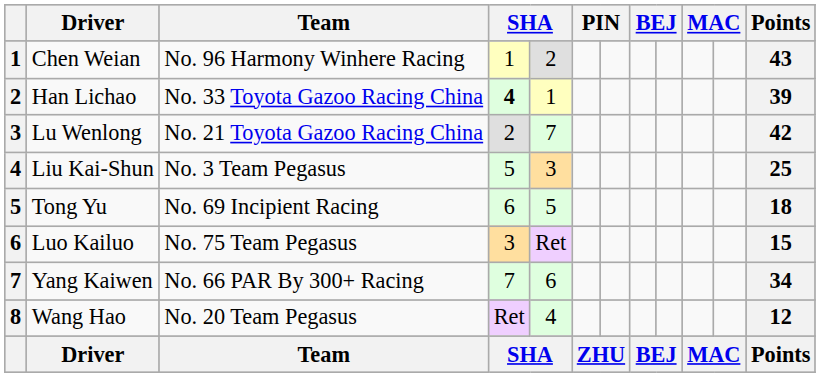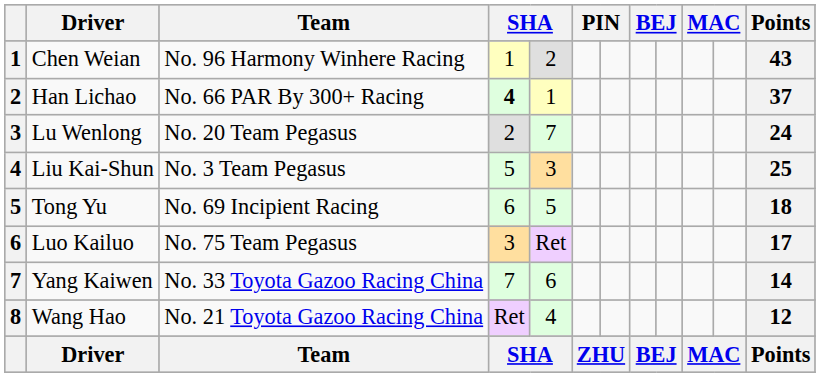(324, 96) No. 33 Toyota Gazoo Racing China -> (294, 96) No. 66 PAR By 300+ Racing
(781, 96) 39 -> (781, 96) 37
(324, 132) No. 21 Toyota Gazoo Racing China -> (261, 132) No. 20 Team Pegasus
(781, 132) 42 -> (781, 132) 24
(781, 243) 15 -> (781, 243) 17
(294, 280) No. 66 PAR By 300+ Racing -> (324, 280) No. 33 Toyota Gazoo Racing China
(781, 280) 34 -> (781, 280) 14
(261, 316) No. 20 Team Pegasus -> (324, 316) No. 21 Toyota Gazoo Racing China
